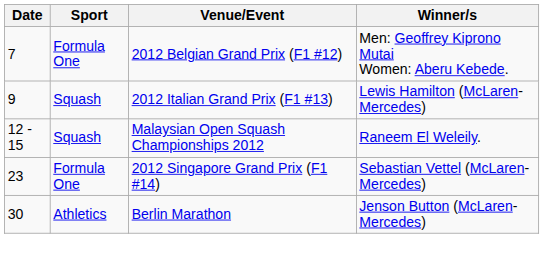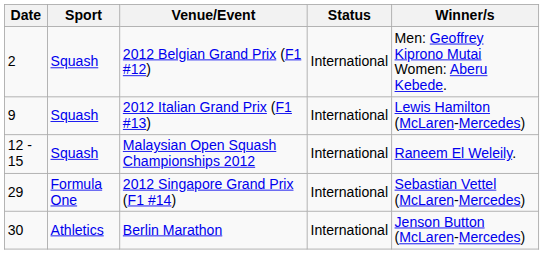+ column: (349, 15)
(12, 53) 7 -> (12, 61) 2
(79, 53) Formula One -> (74, 61) Squash
(16, 176) 23 -> (16, 192) 29
